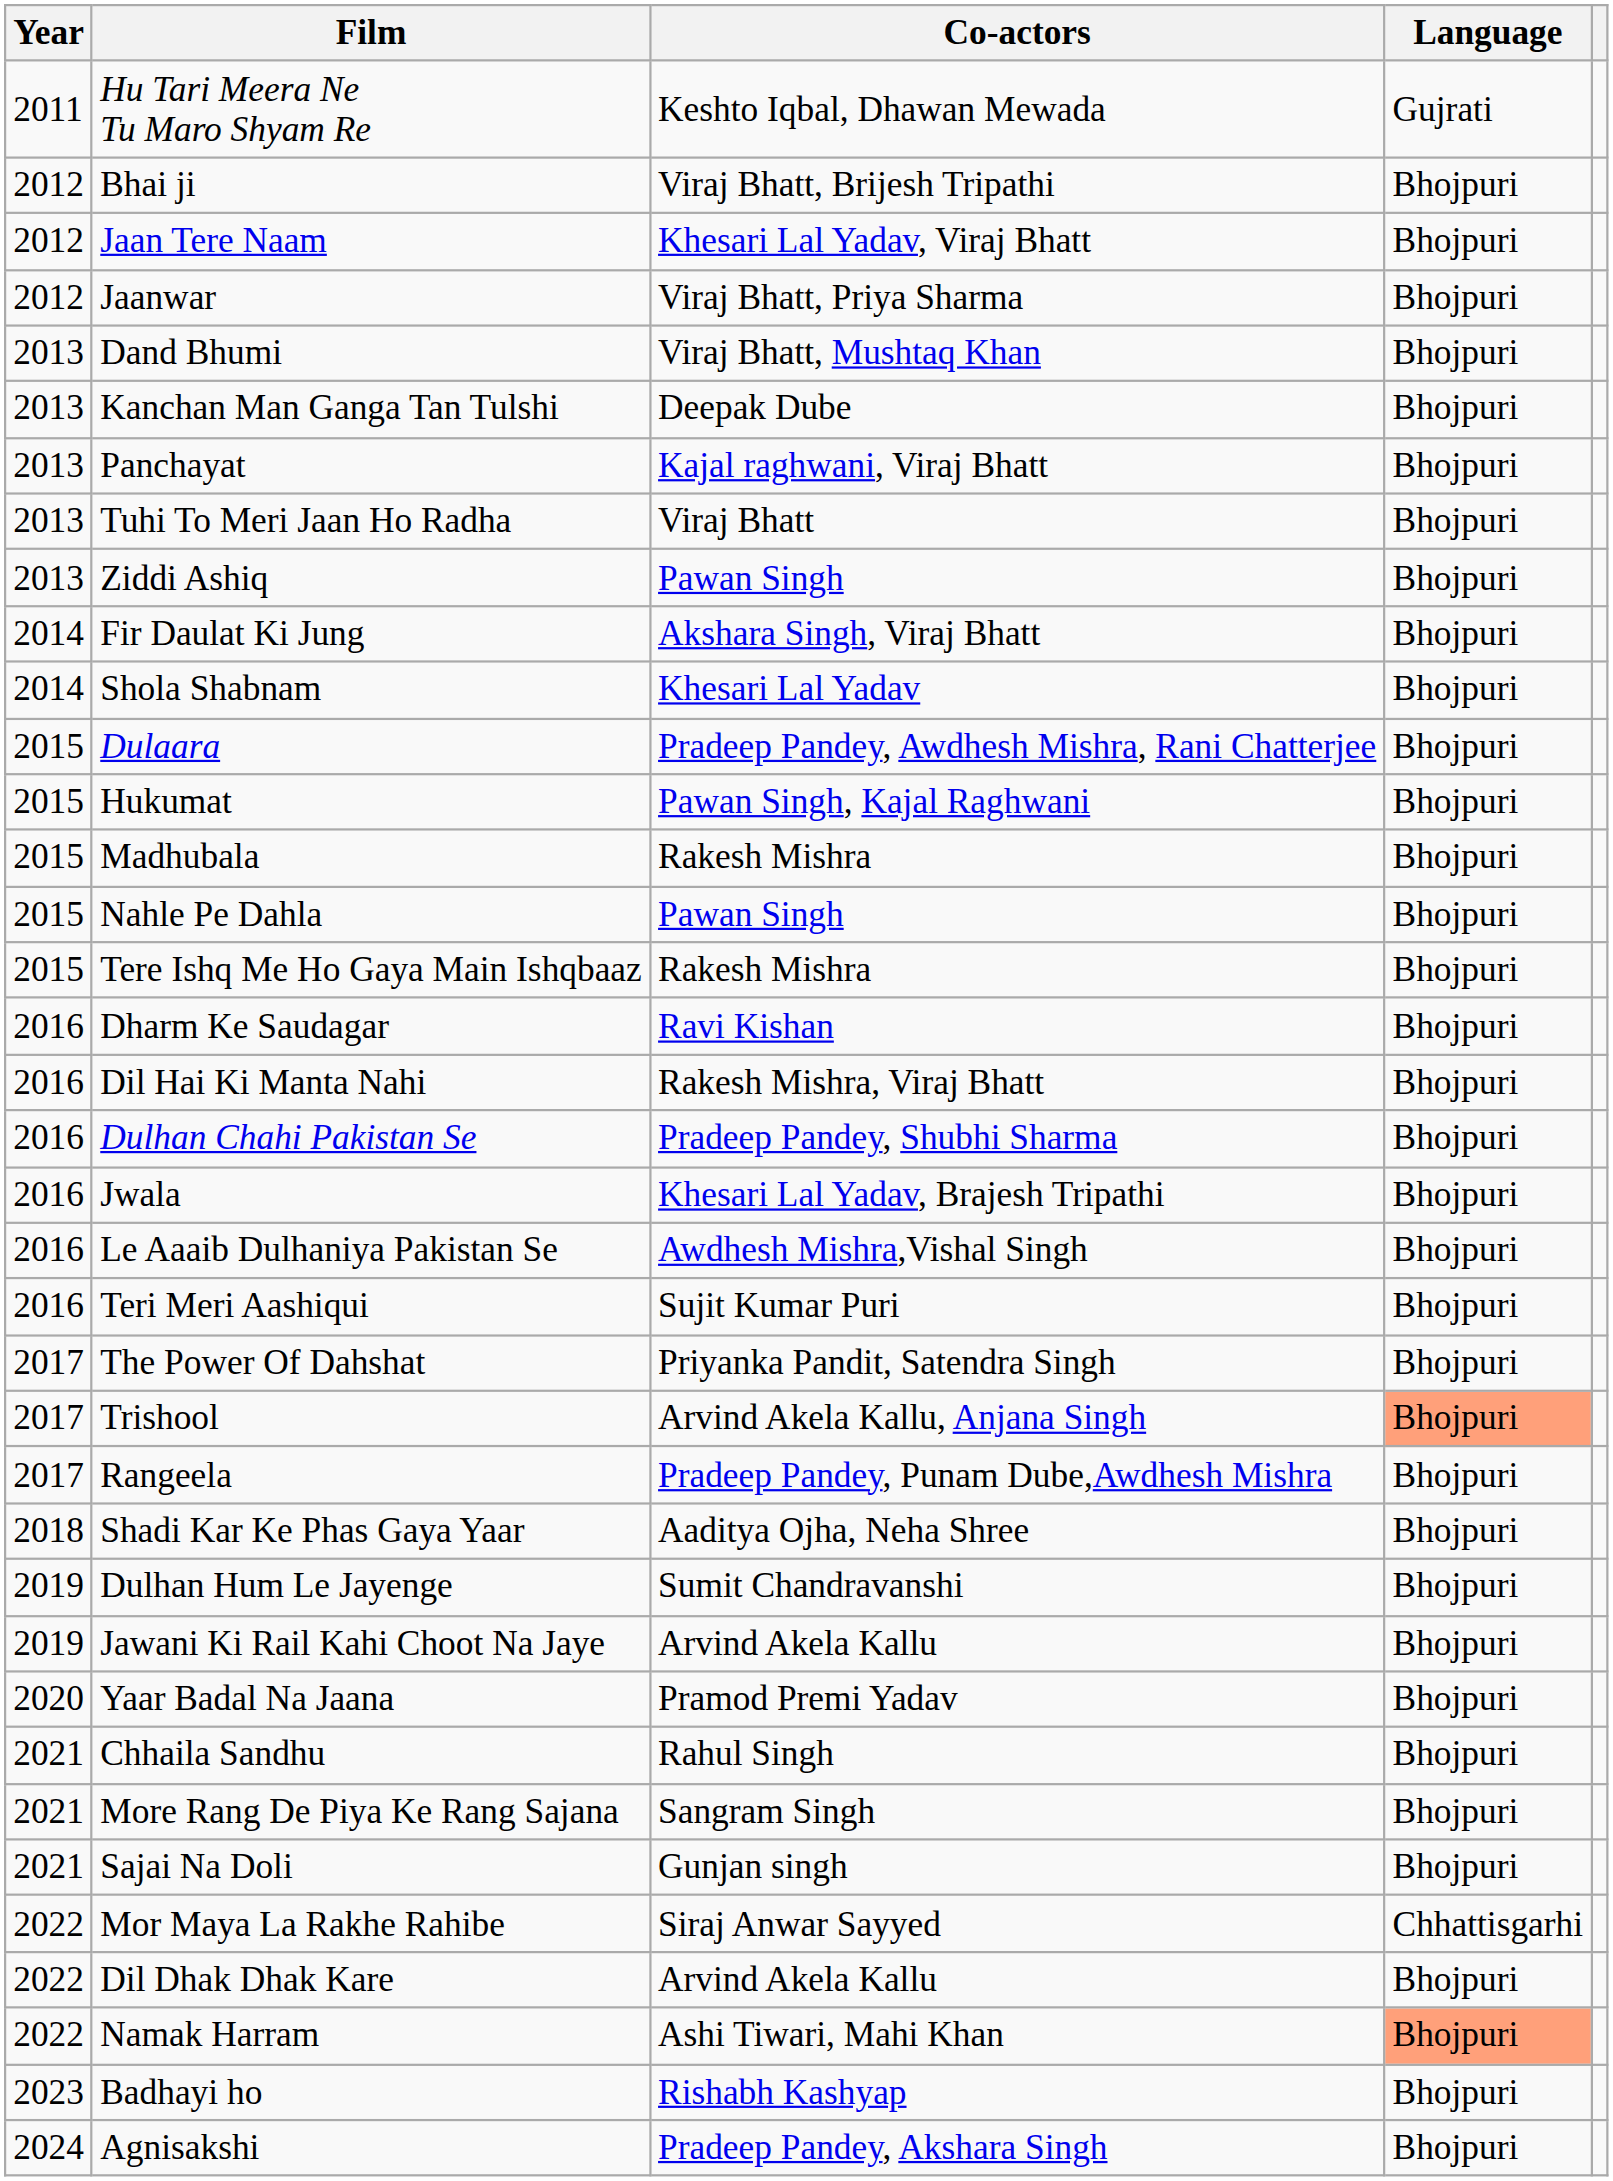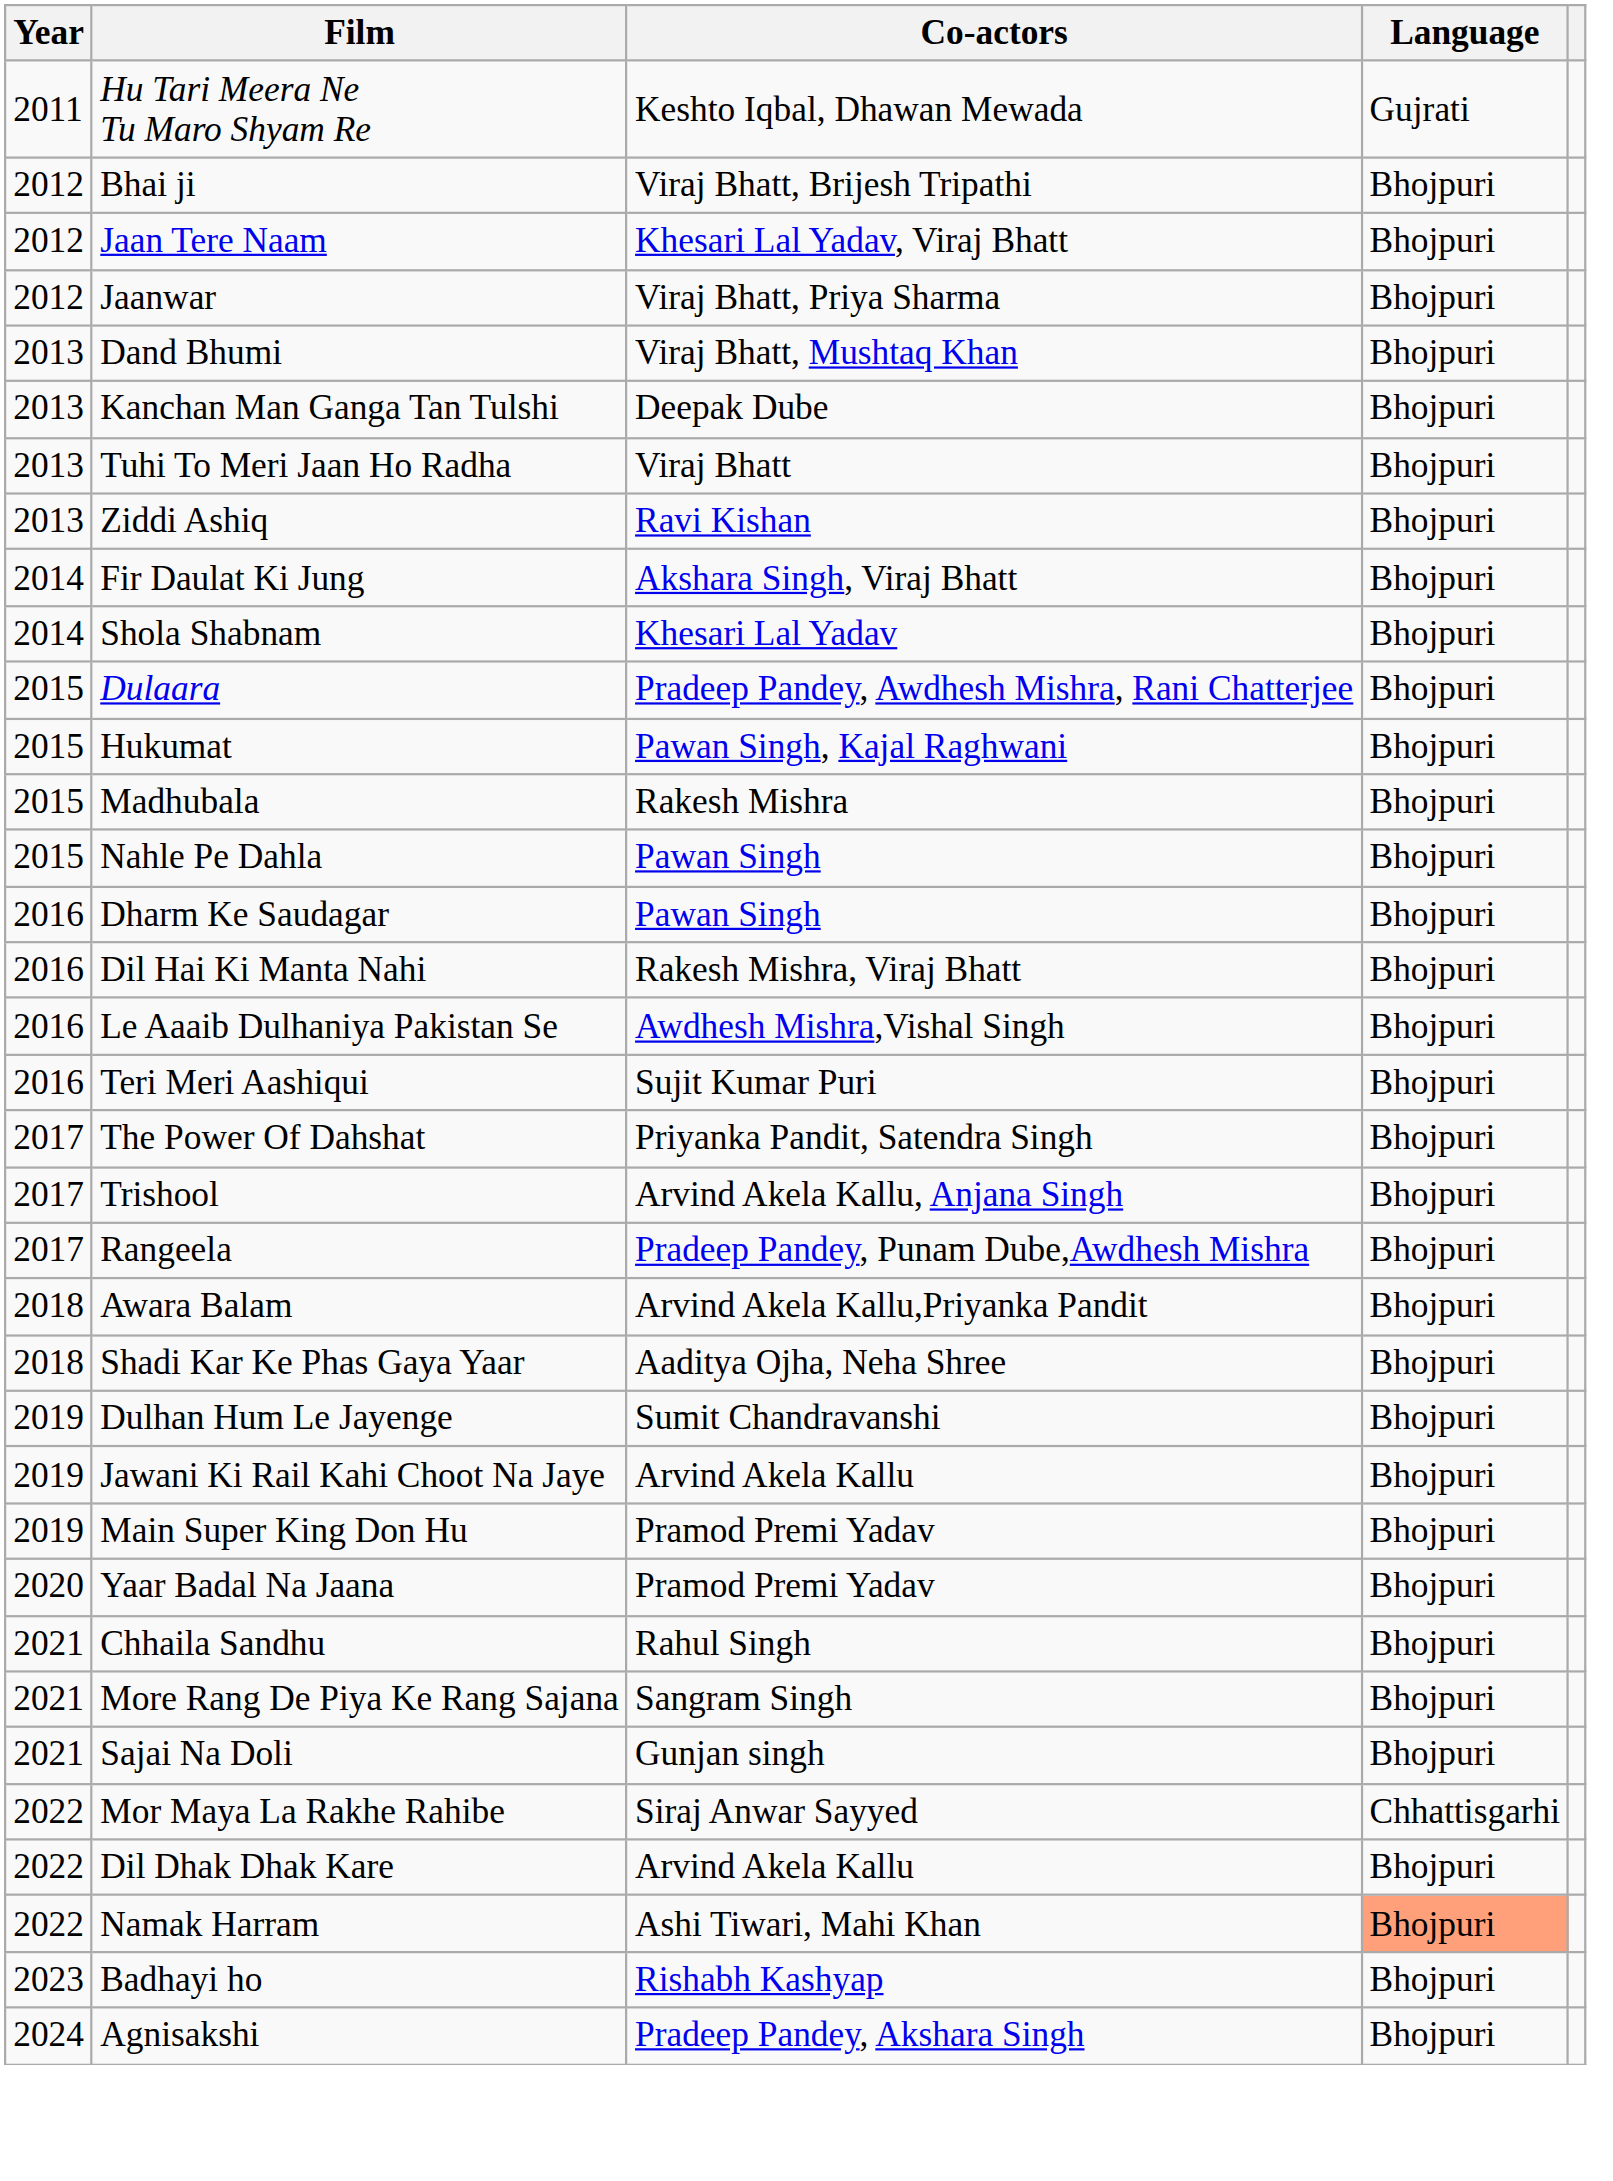- row: (173, 464)
(751, 577) Pawan Singh -> (723, 520) Ravi Kishan
- row: (371, 969)
(746, 1025) Ravi Kishan -> (728, 913) Pawan Singh
- row: (288, 1137)
- row: (141, 1193)
(1455, 1418) lightsalmon background -> (1432, 1193) no background
+ row: (196, 1306)
+ row: (284, 1530)
